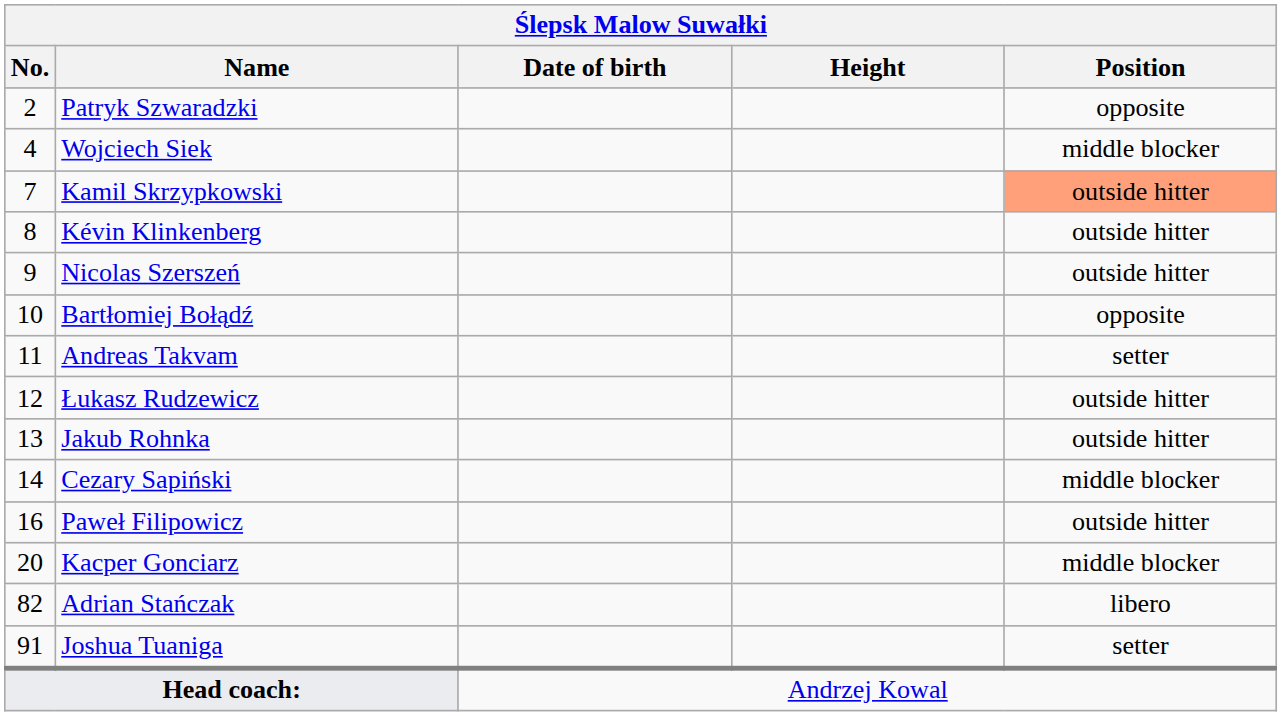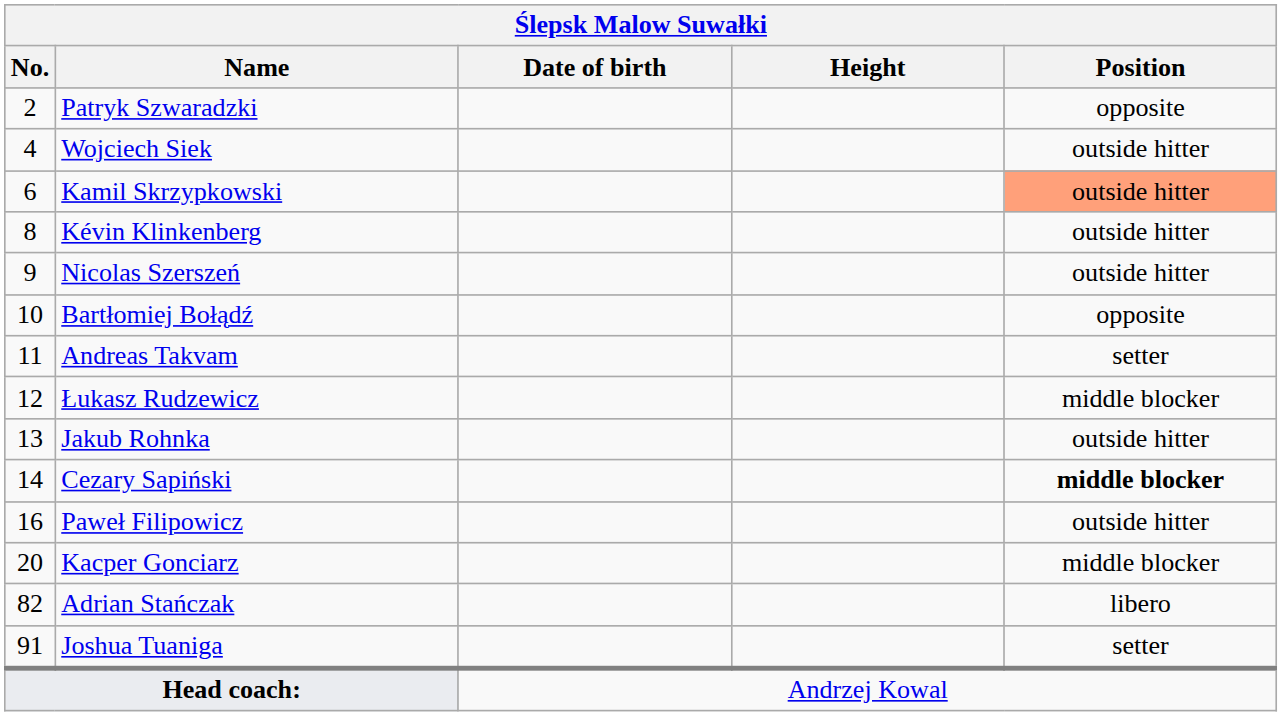(1141, 149) middle blocker -> (1141, 149) outside hitter
(30, 190) 7 -> (30, 190) 6
(1141, 397) outside hitter -> (1141, 397) middle blocker
(1141, 480) normal -> (1141, 480) bold
